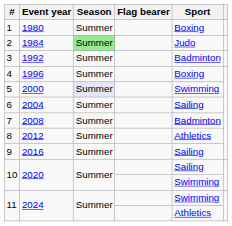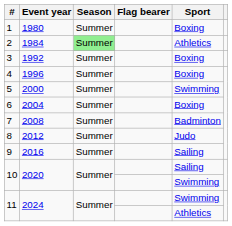(185, 43) Judo -> (193, 43) Athletics
(198, 58) Badminton -> (189, 58) Boxing
(94, 89) lavender background -> (94, 89) no background
(189, 105) Sailing -> (189, 105) Boxing
(193, 136) Athletics -> (185, 136) Judo
